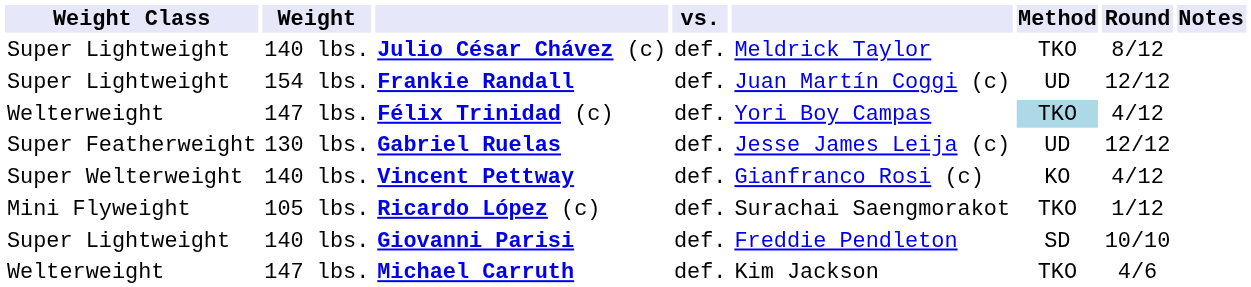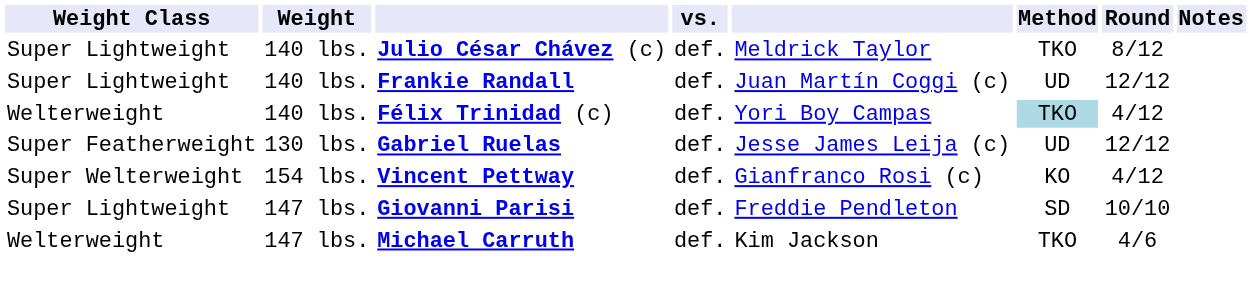(317, 82) 154 lbs. -> (317, 82) 140 lbs.
(317, 114) 147 lbs. -> (317, 114) 140 lbs.
(317, 177) 140 lbs. -> (317, 177) 154 lbs.
- row: (489, 209)
(317, 241) 140 lbs. -> (317, 209) 147 lbs.
